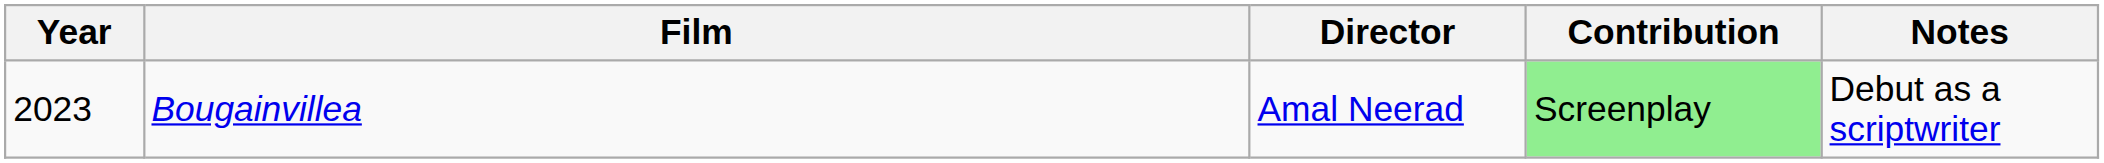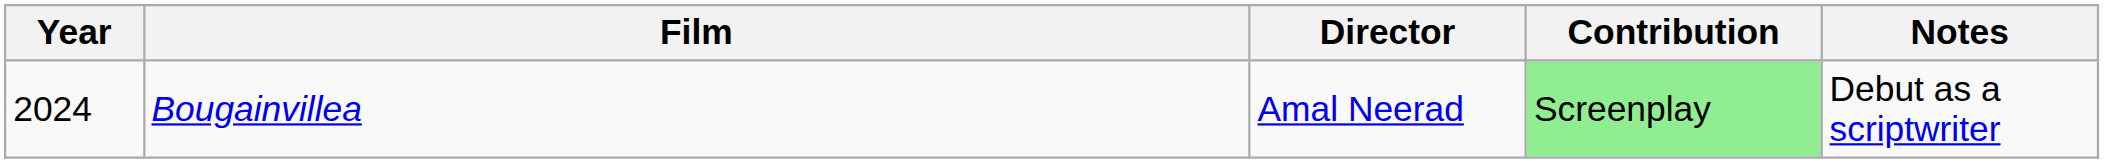(53, 108) 2023 -> (53, 108) 2024
